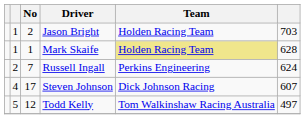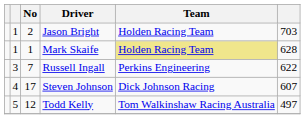(15, 68) 2 -> (15, 68) 3
(289, 68) 624 -> (289, 68) 622
